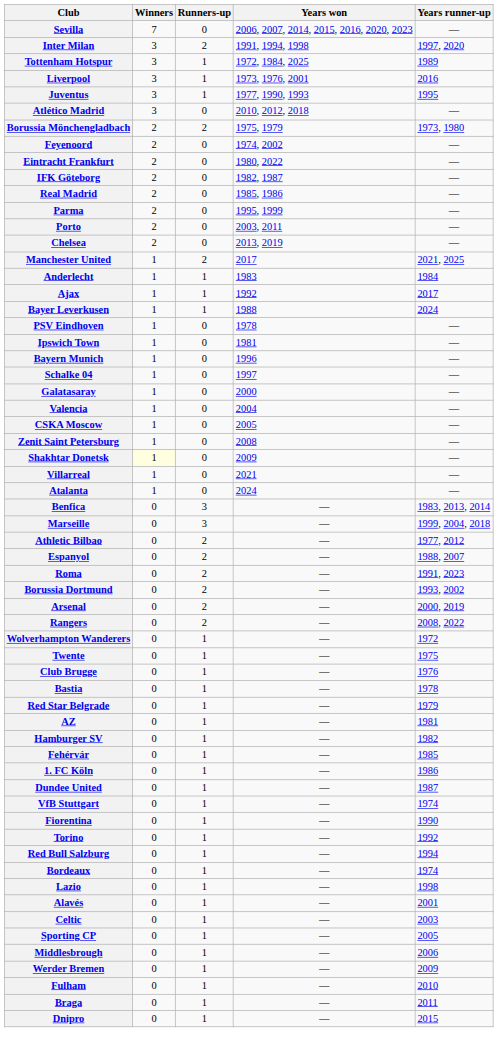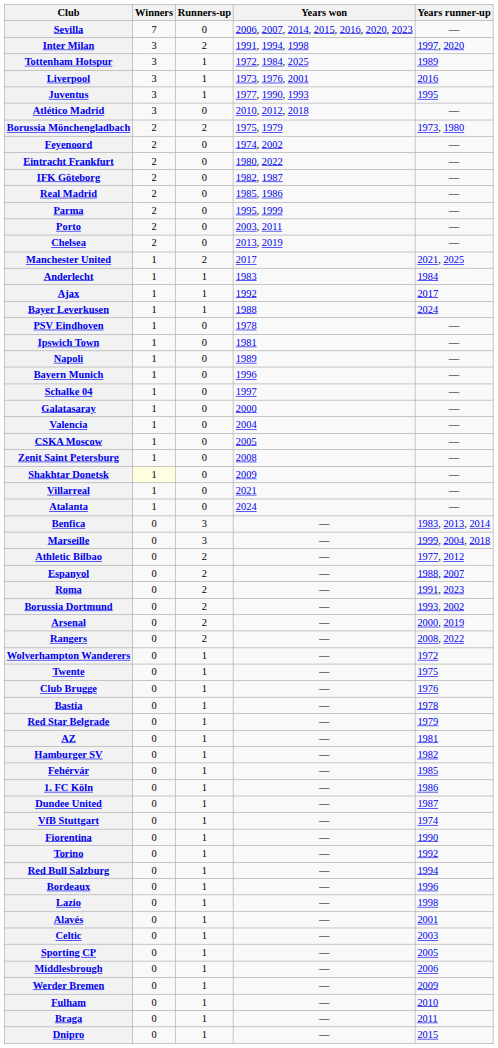+ row: (69, 359)
(428, 870) 1974 -> (428, 886) 1996
